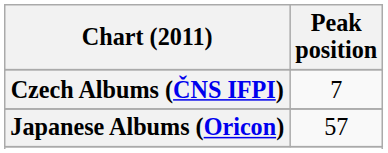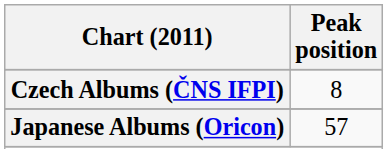(336, 89) 7 -> (336, 89) 8
